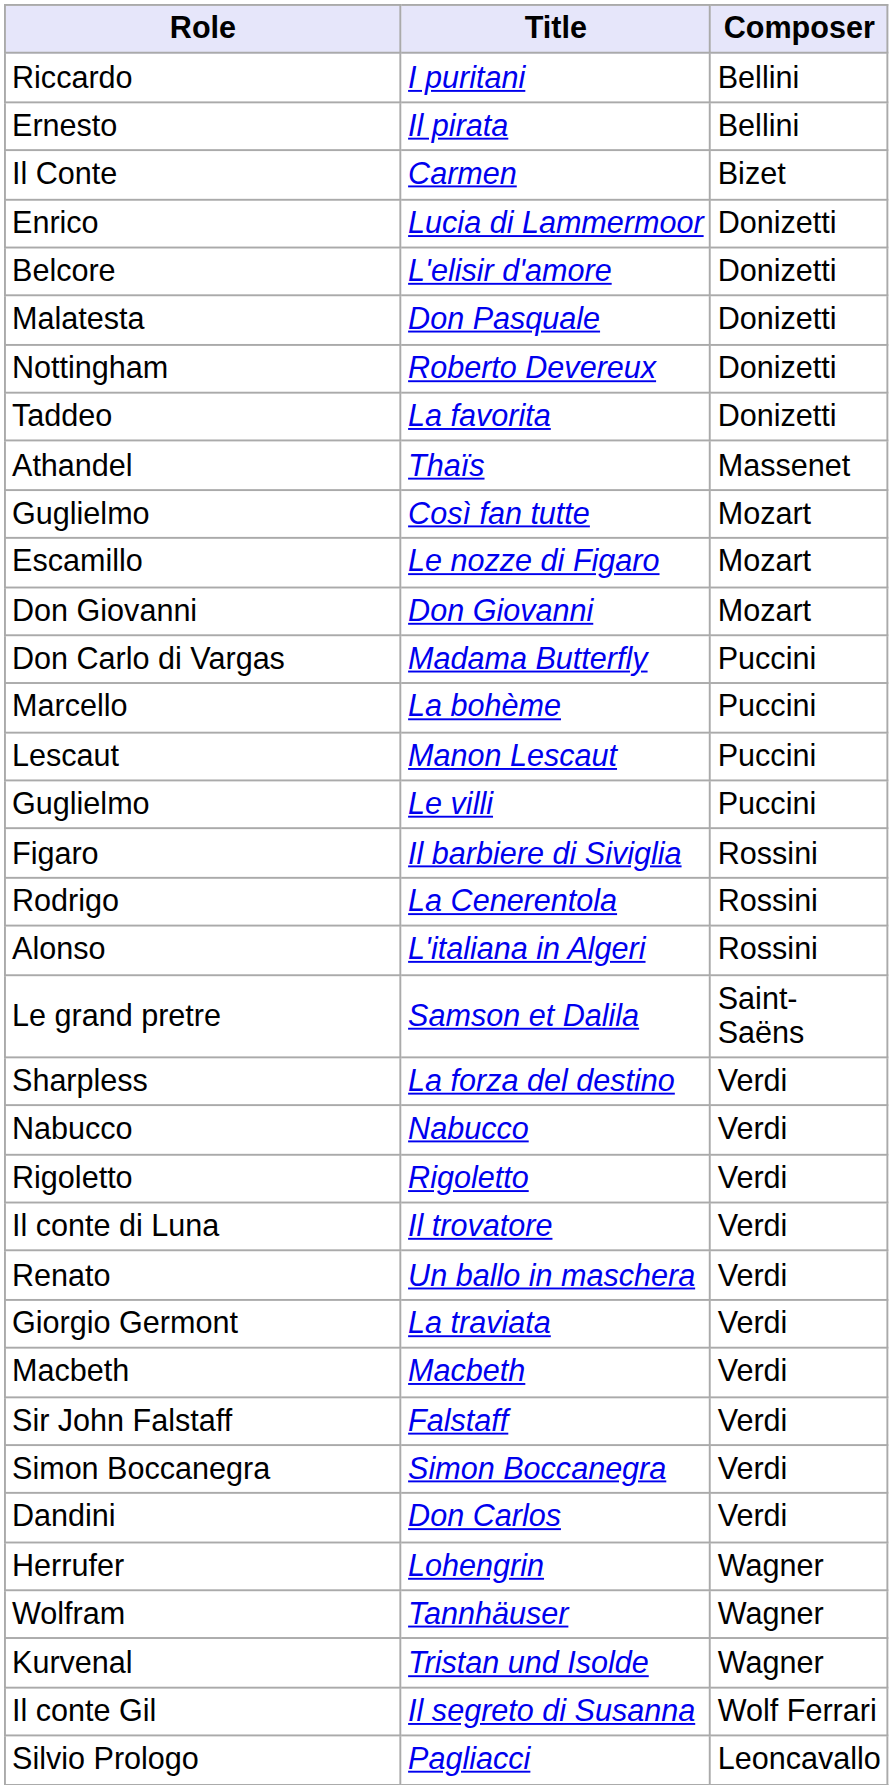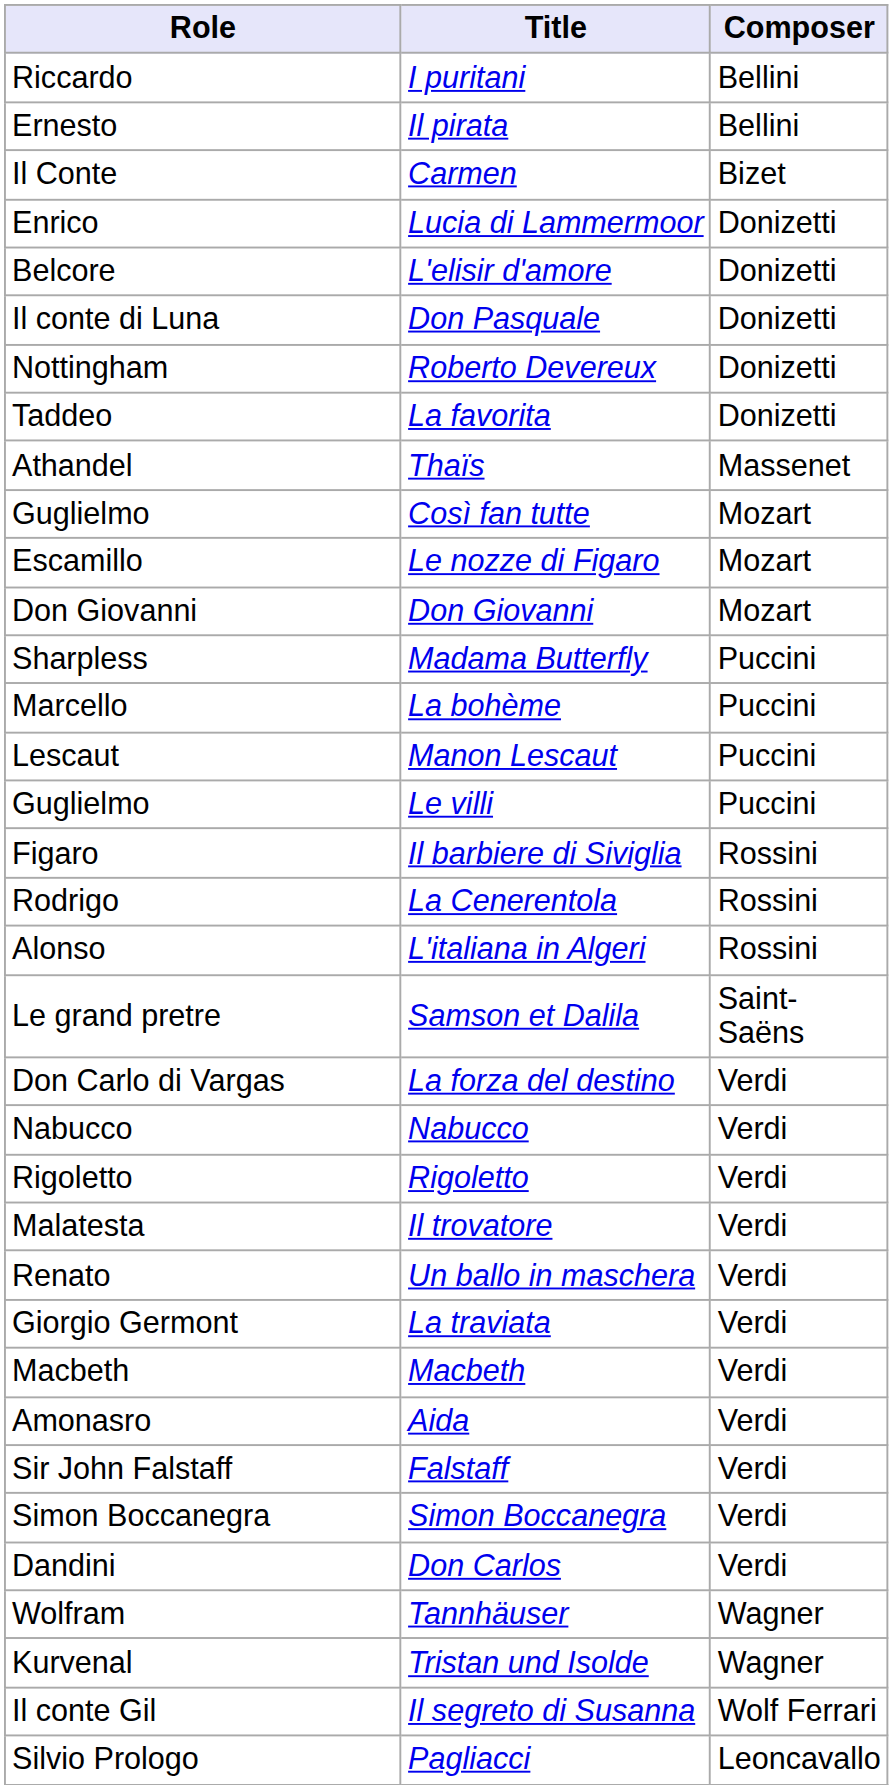(78, 319) Malatesta -> (116, 319) Il conte di Luna
(148, 658) Don Carlo di Vargas -> (80, 658) Sharpless
(80, 1080) Sharpless -> (148, 1080) Don Carlo di Vargas
(116, 1226) Il conte di Luna -> (78, 1226) Malatesta
+ row: (439, 1420)
- row: (476, 1565)
